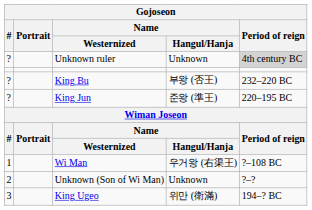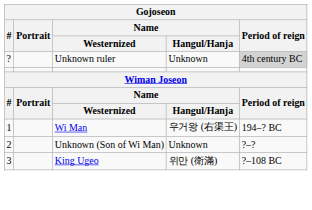- row: (72, 80)
- row: (73, 98)
(262, 163) ?–108 BC -> (262, 127) 194–? BC
(262, 196) 194–? BC -> (262, 161) ?–108 BC
